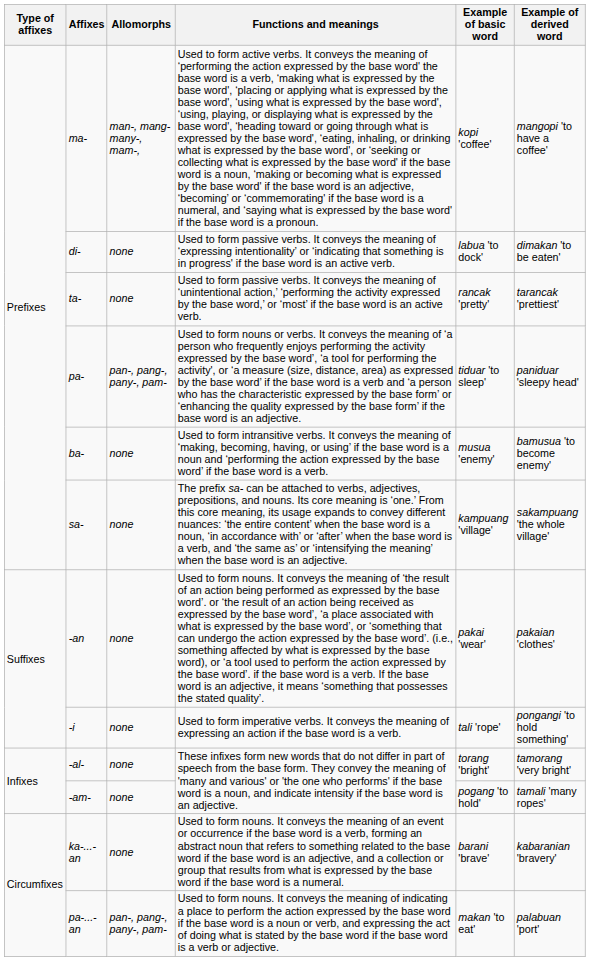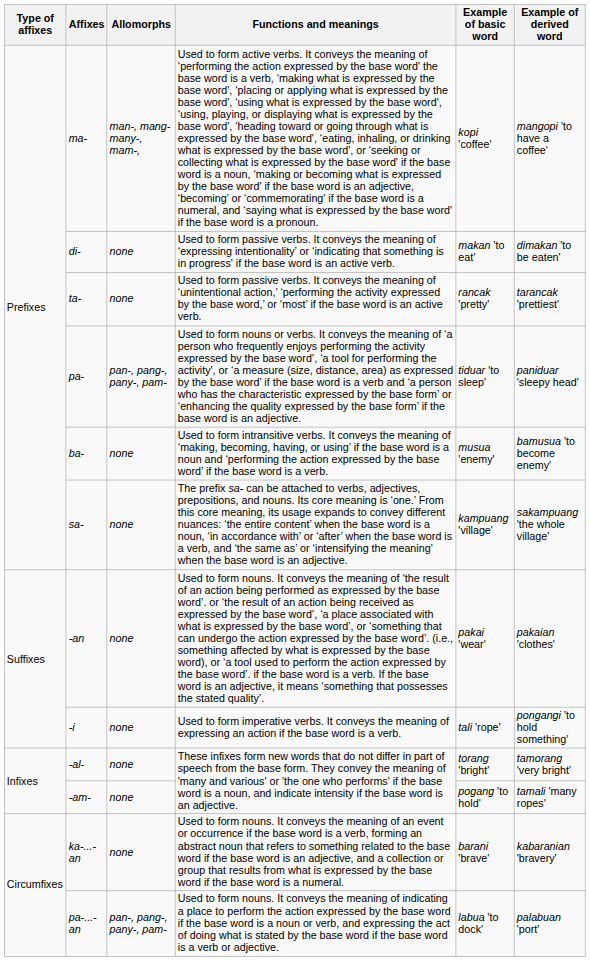(478, 252) labua 'to dock' -> (481, 252) makan 'to eat'
(481, 923) makan 'to eat' -> (478, 923) labua 'to dock'
